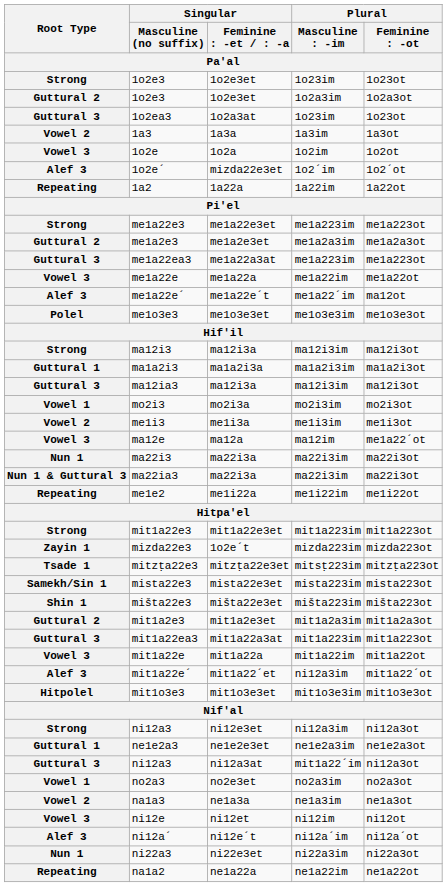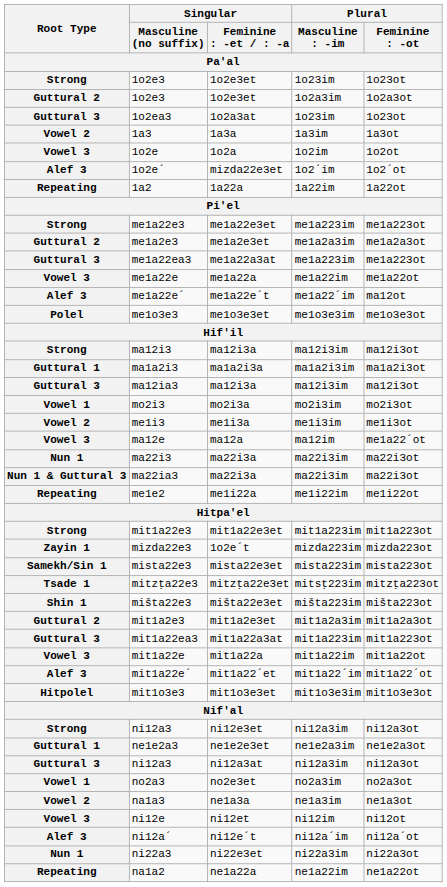rows swapped: (67, 584) <-> (67, 566)
(321, 675) ni12a3im -> (328, 675) mit1a22´im
(328, 765) mit1a22´im -> (321, 765) ni12a3im
